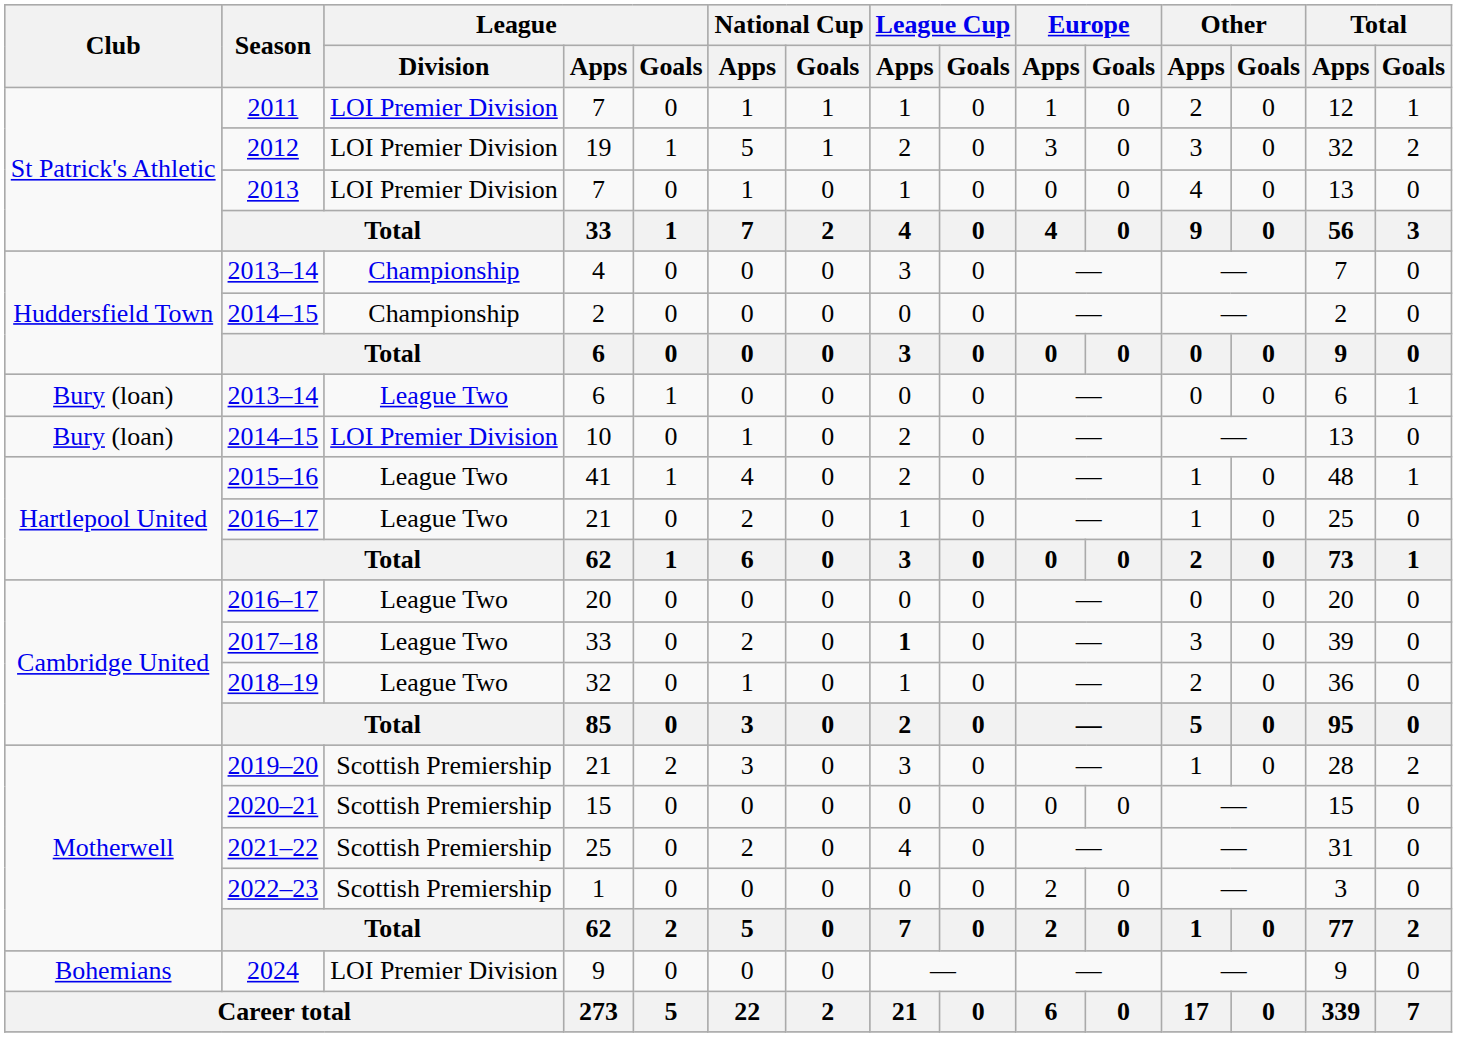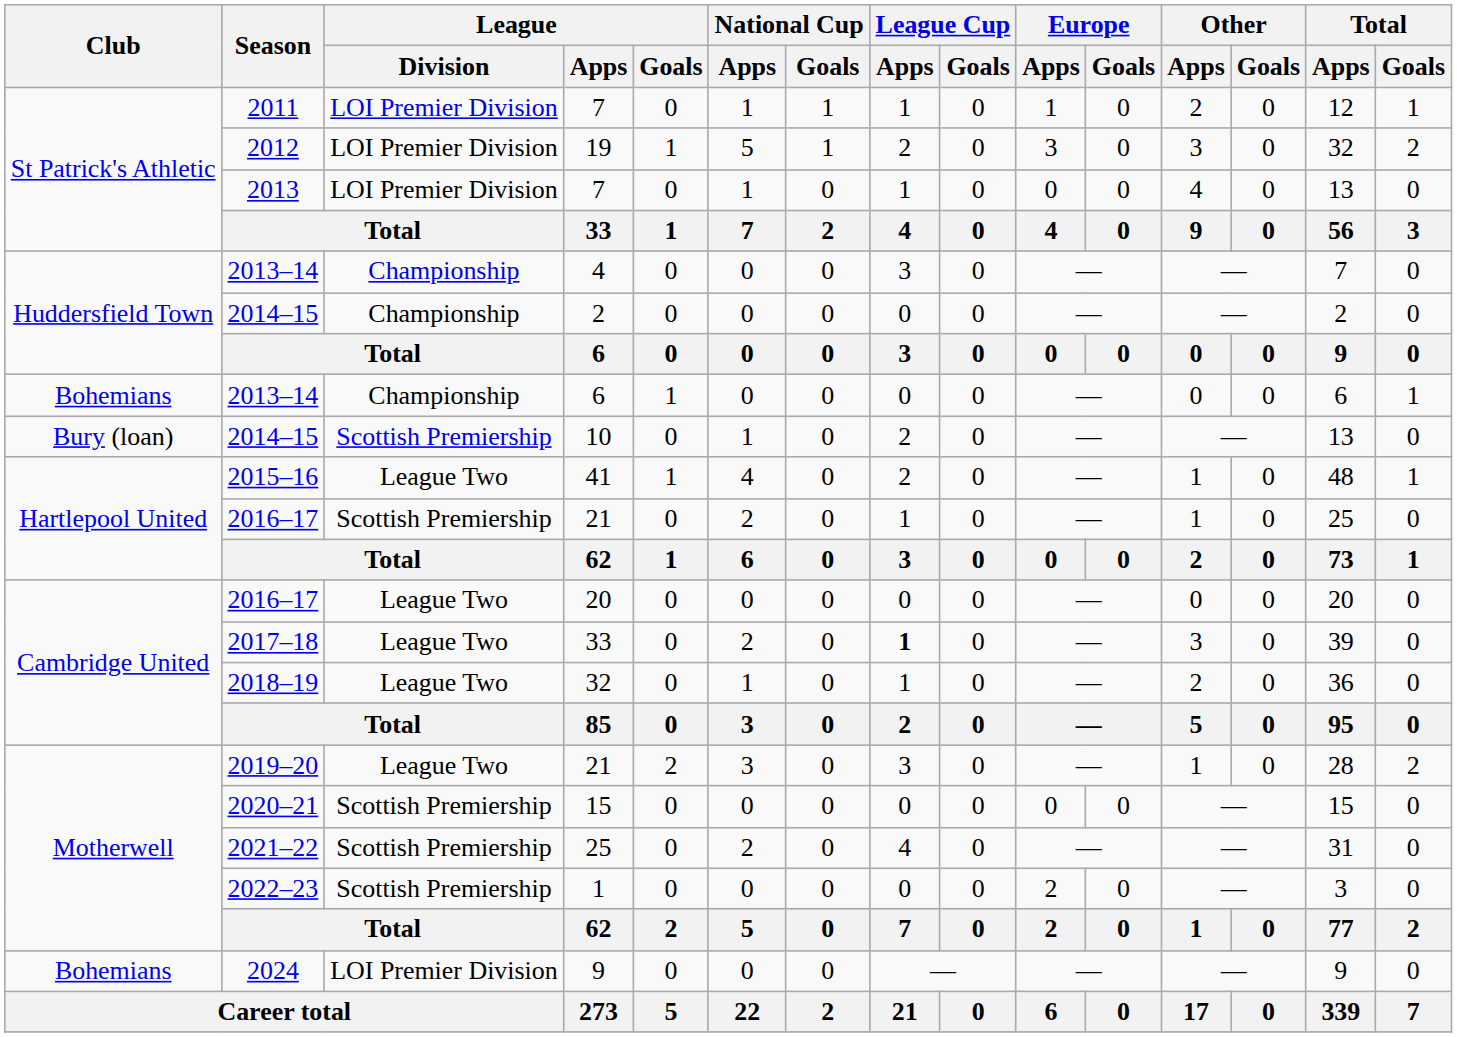(113, 395) Bury (loan) -> (113, 395) Bohemians
(444, 395) League Two -> (444, 395) Championship
(444, 436) LOI Premier Division -> (444, 436) Scottish Premiership
(444, 518) League Two -> (444, 518) Scottish Premiership
(444, 764) Scottish Premiership -> (444, 764) League Two
